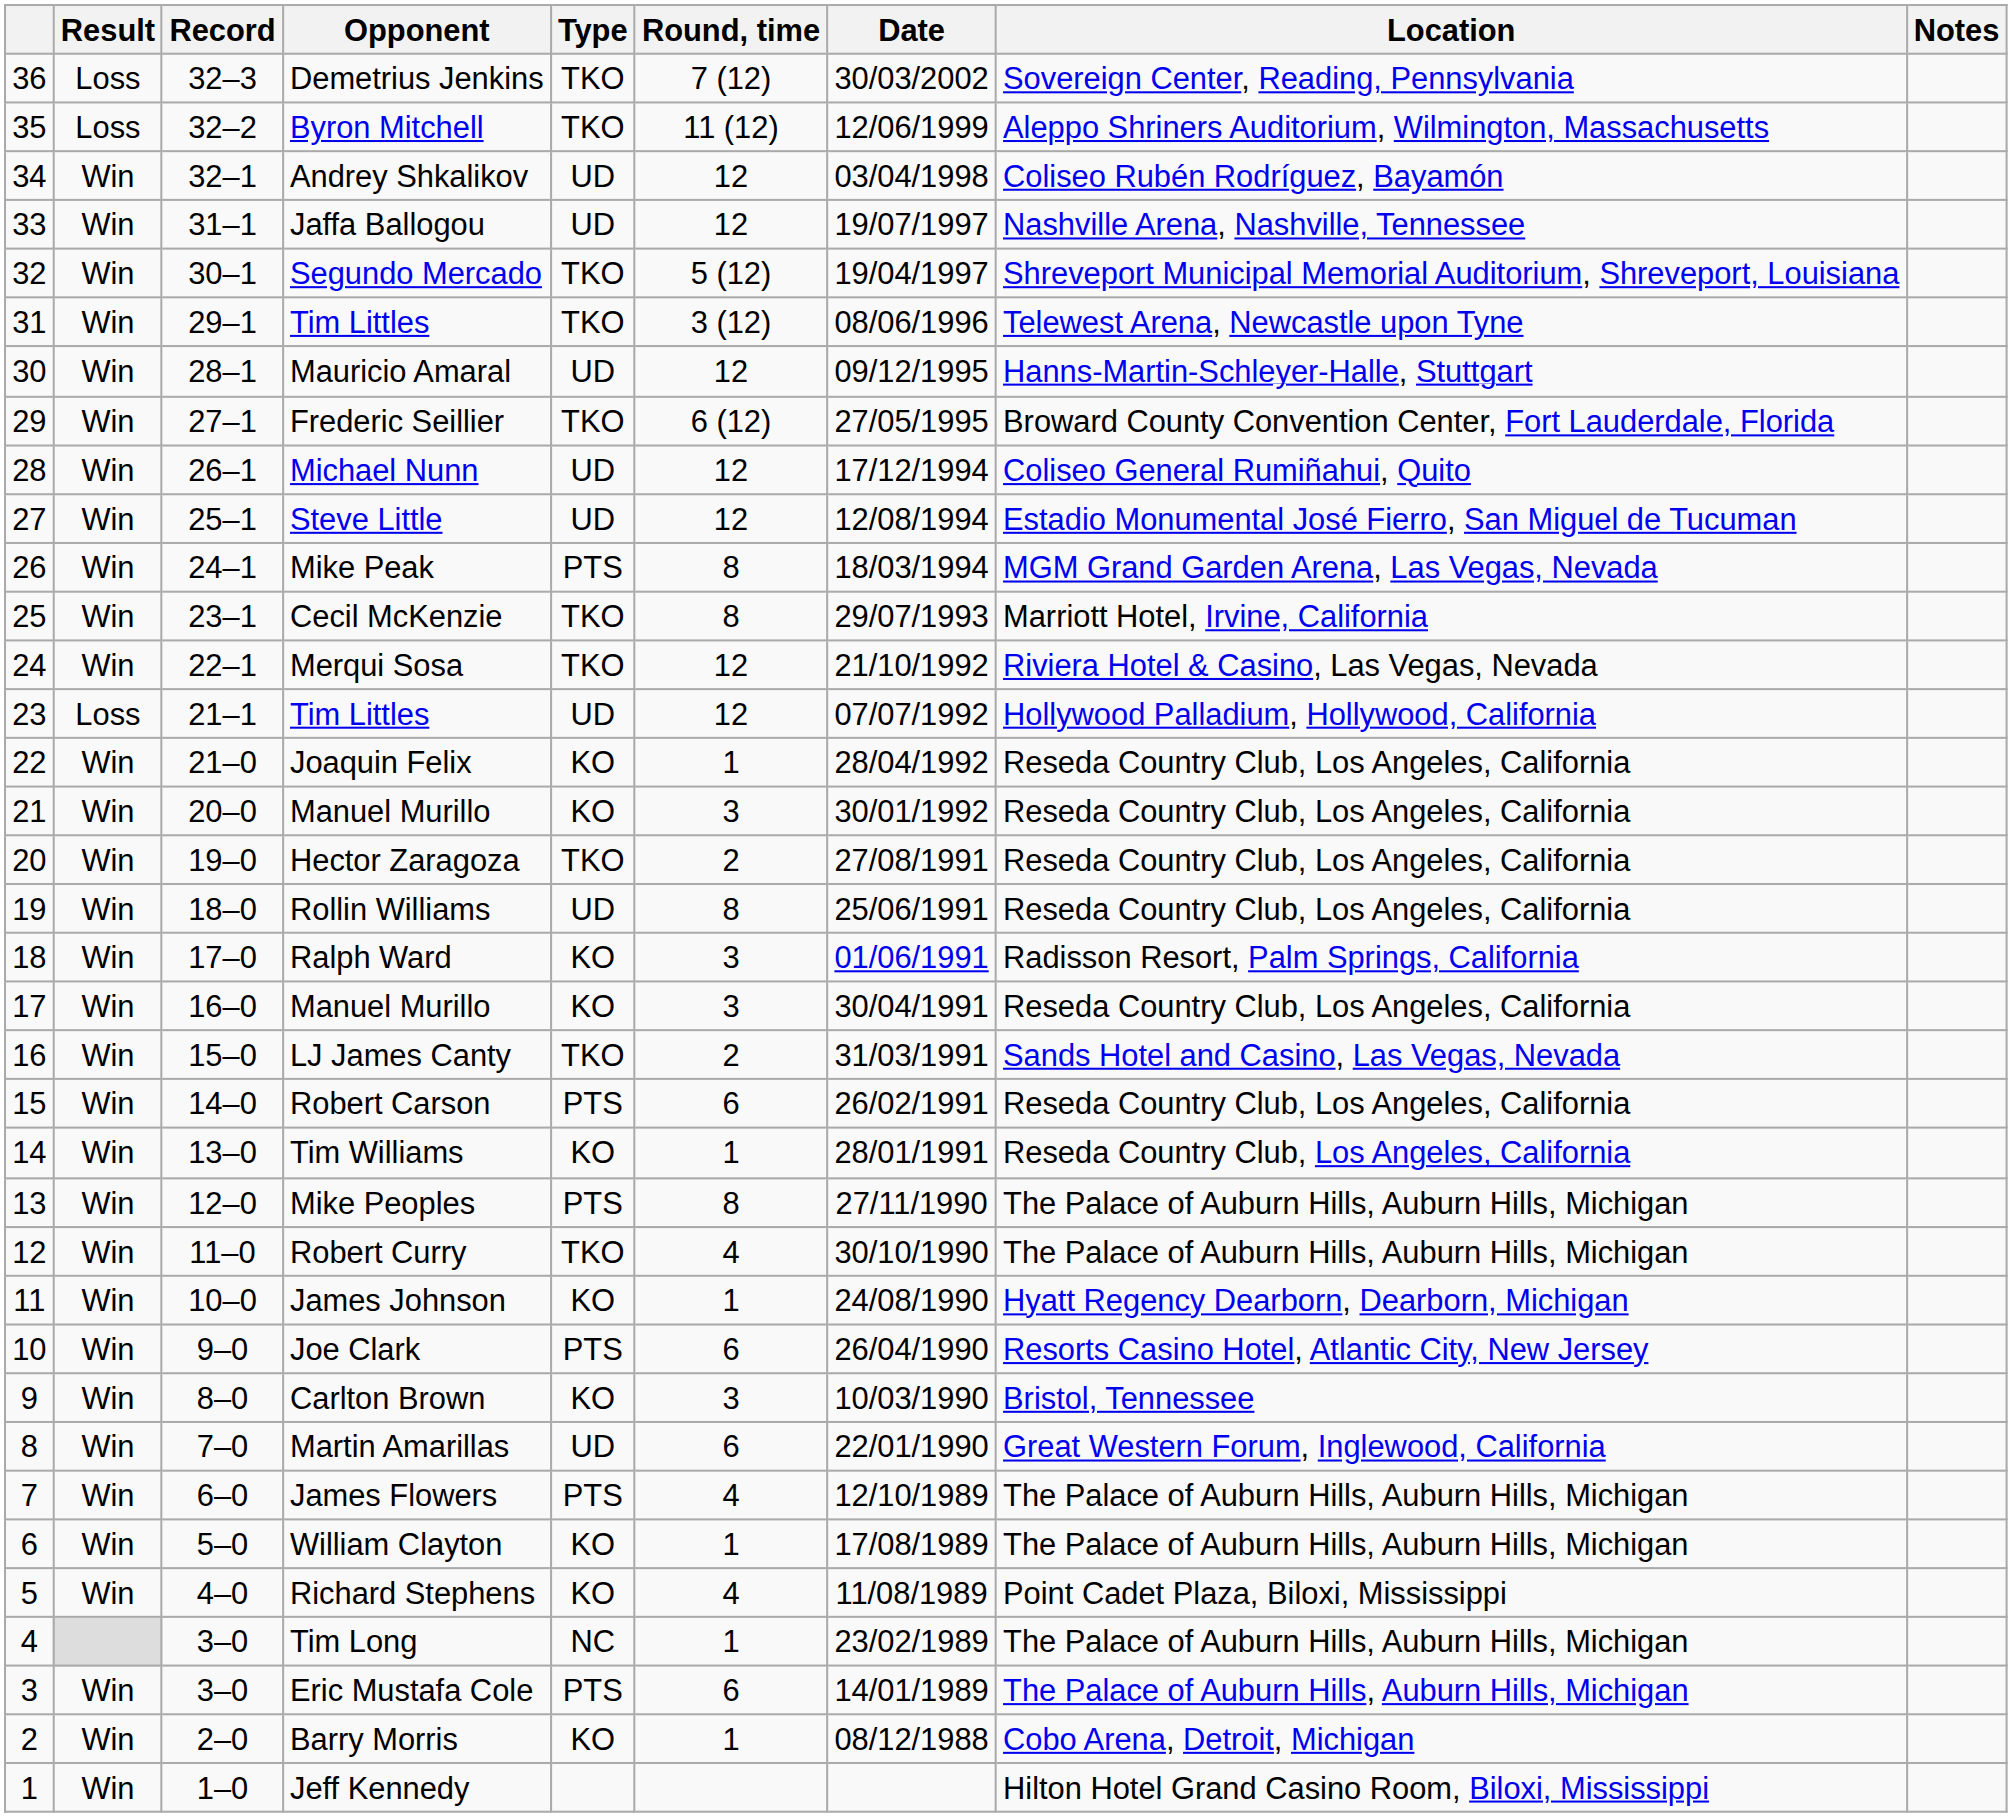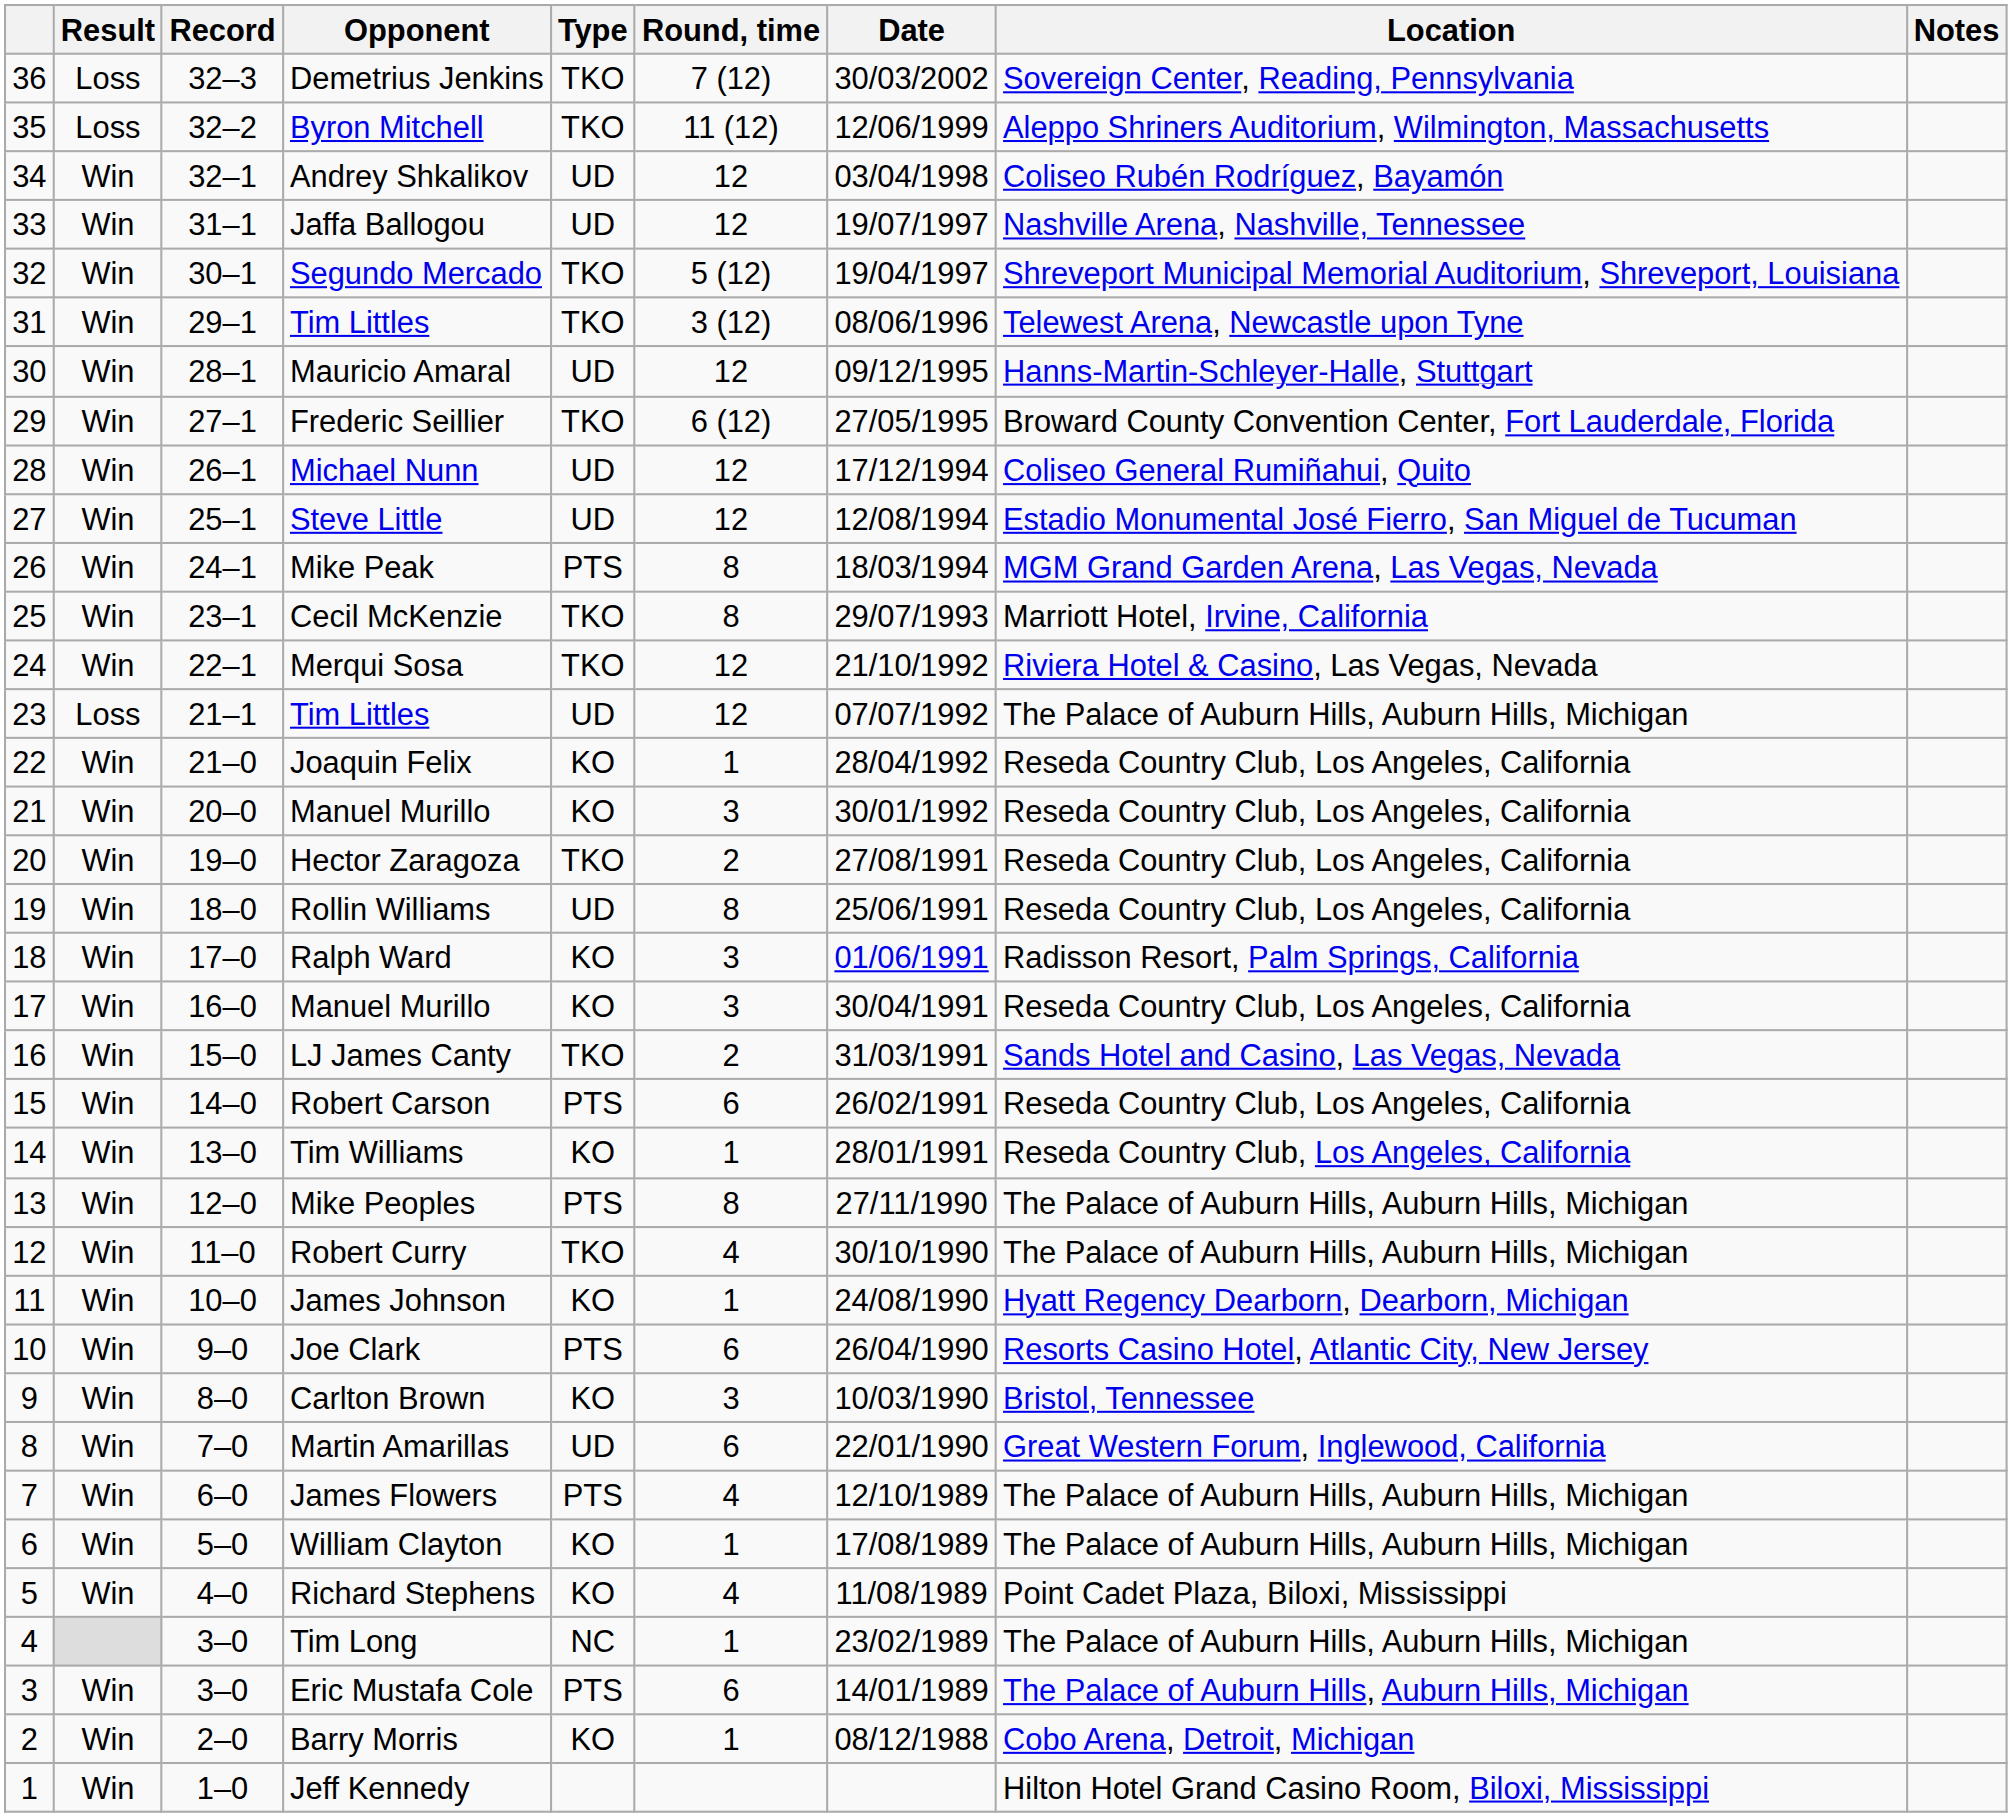(1300, 713) Hollywood Palladium, Hollywood, California -> (1346, 713) The Palace of Auburn Hills, Auburn Hills, Michigan
